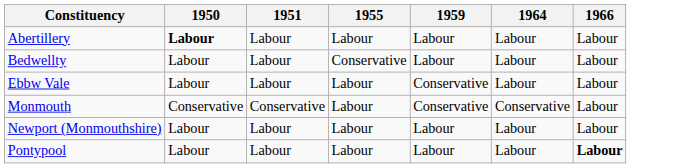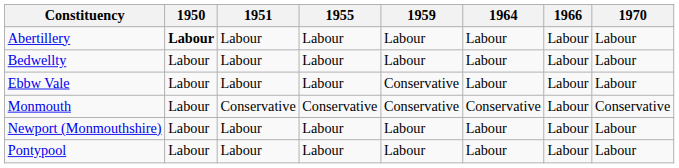+ column: (633, 15)
(369, 60) Conservative -> (323, 60) Labour
(206, 106) Conservative -> (189, 106) Labour
(352, 106) Labour -> (340, 106) Conservative
(600, 151) bold -> (568, 151) normal
